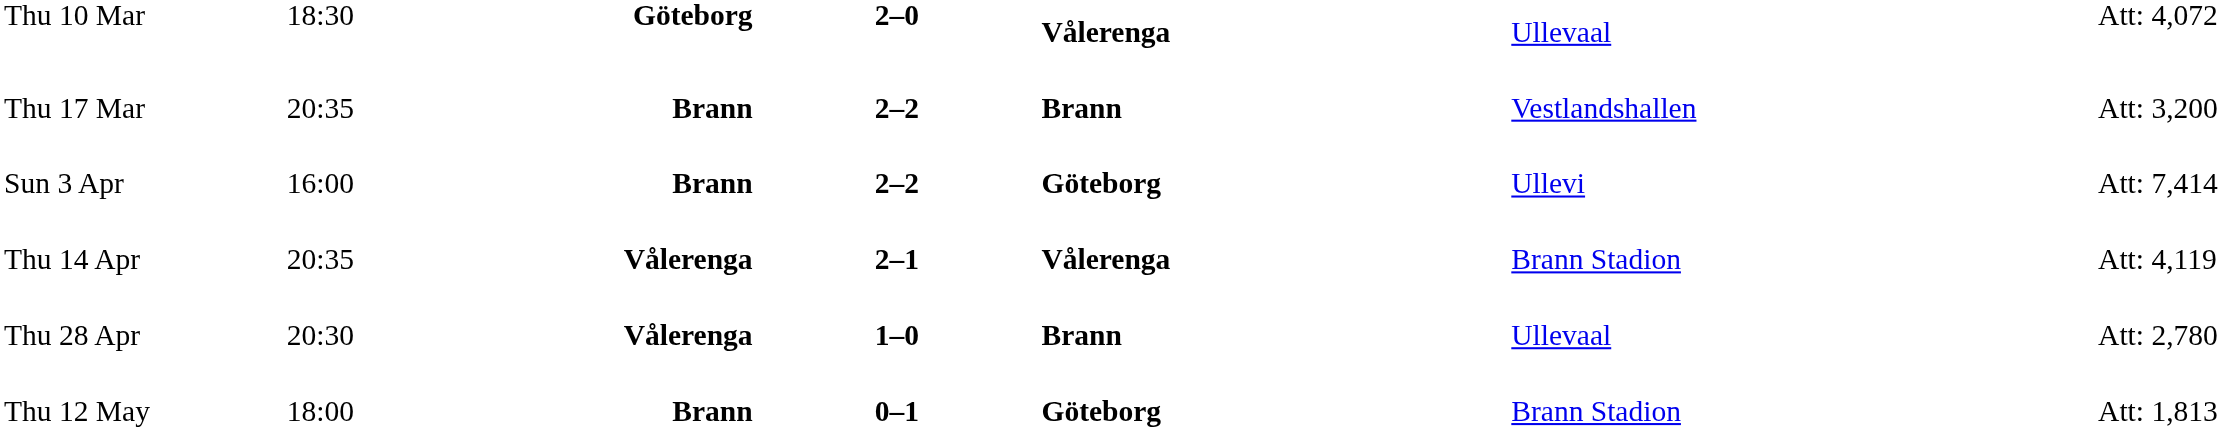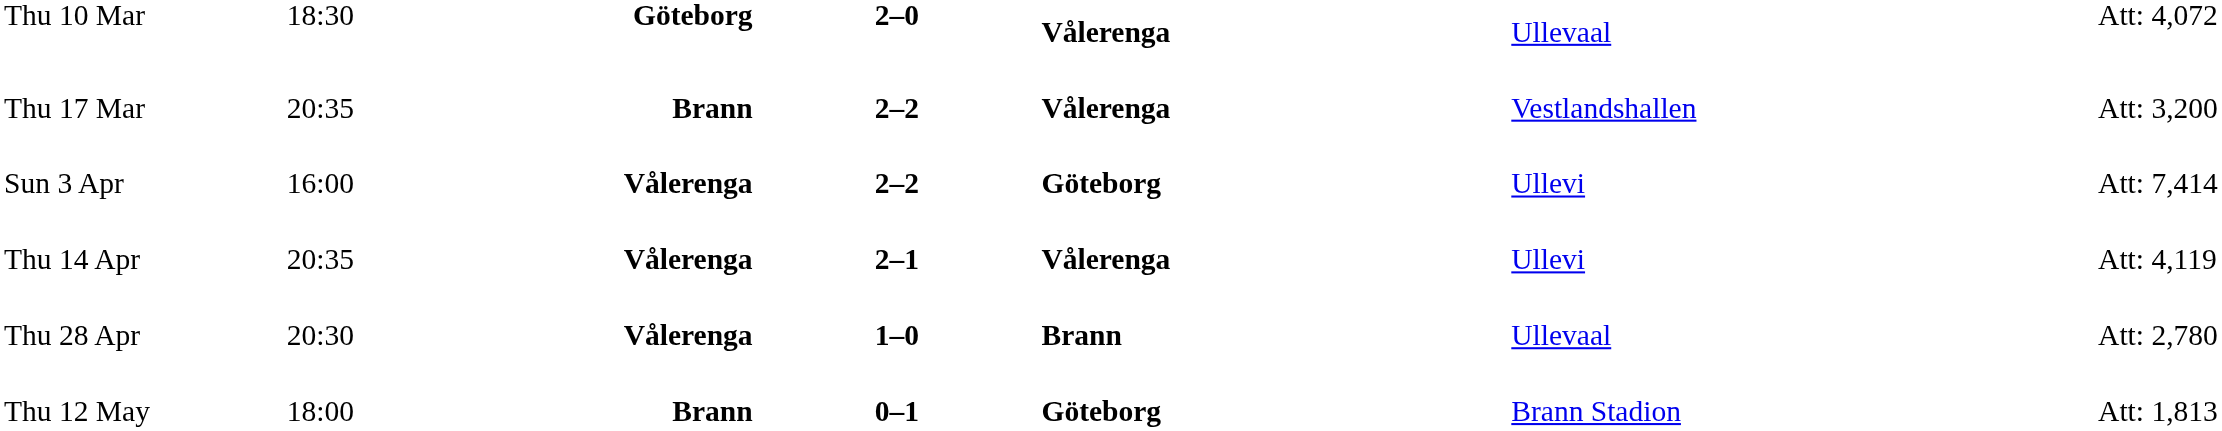(1082, 107) Brann -> (1106, 107) Vålerenga
(712, 183) Brann -> (688, 183) Vålerenga
(1596, 259) Brann Stadion -> (1548, 259) Ullevi
